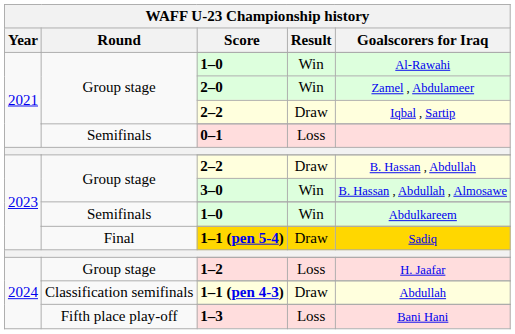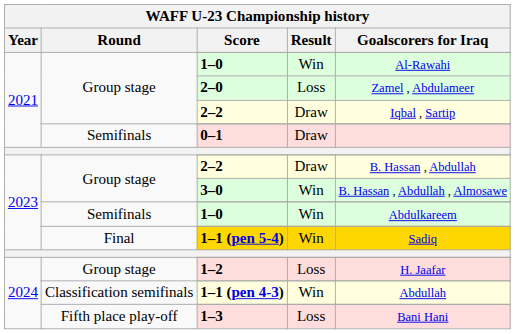(311, 87) Win -> (311, 87) Loss
(311, 135) Loss -> (311, 135) Draw
(311, 238) Draw -> (311, 238) Win
(311, 292) Draw -> (311, 292) Win
